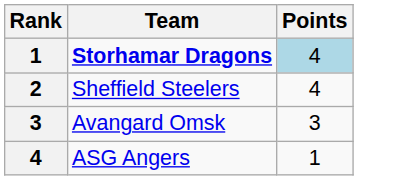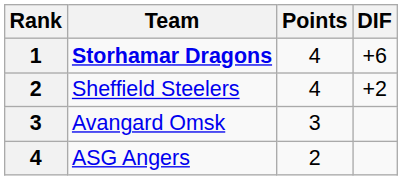+ column: (375, 21)
(315, 55) lightblue background -> (315, 55) no background
(315, 157) 1 -> (315, 157) 2
